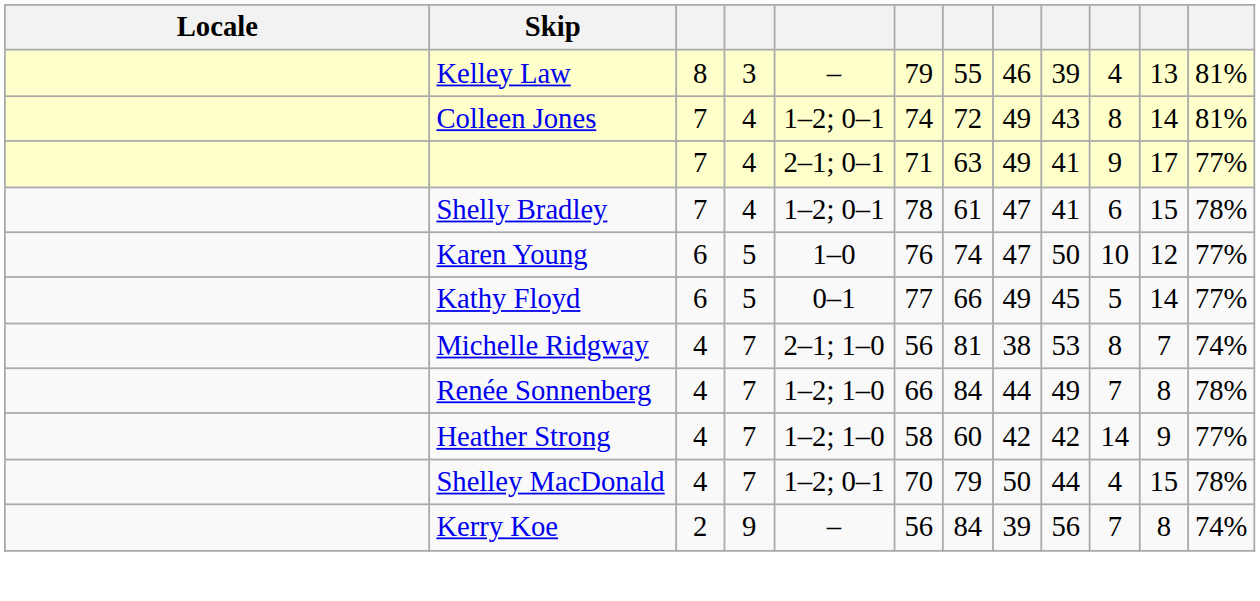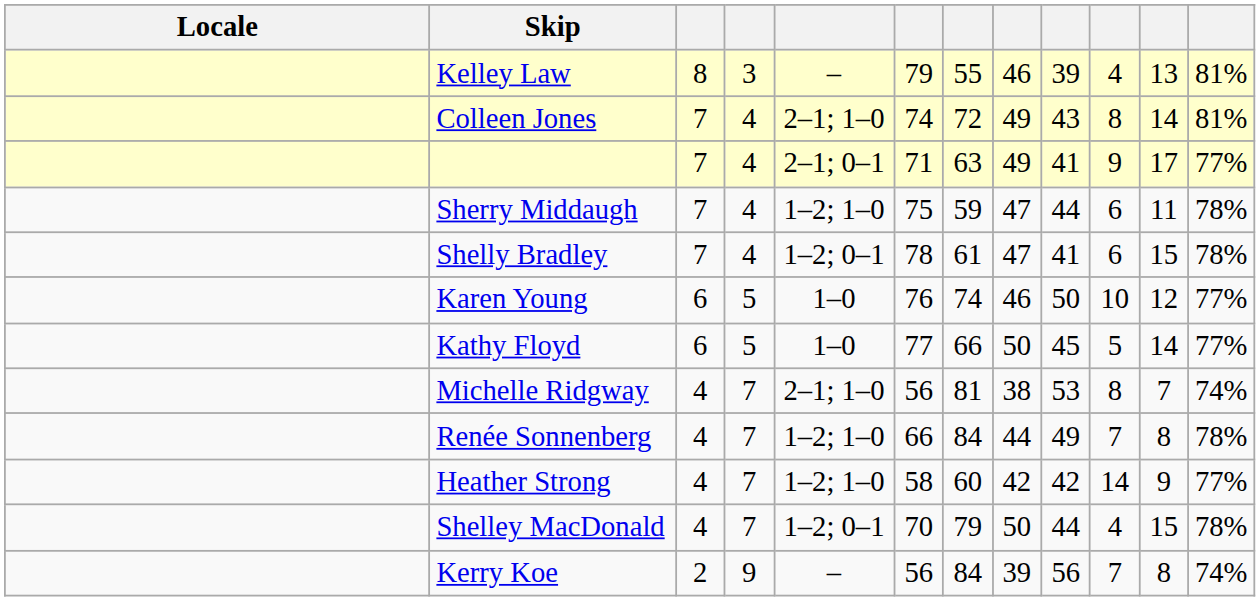(834, 118) 1–2; 0–1 -> (834, 118) 2–1; 1–0
+ row: (537, 208)
(1017, 254) 47 -> (1017, 299) 46
(834, 299) 0–1 -> (834, 345) 1–0
(1017, 299) 49 -> (1017, 345) 50
